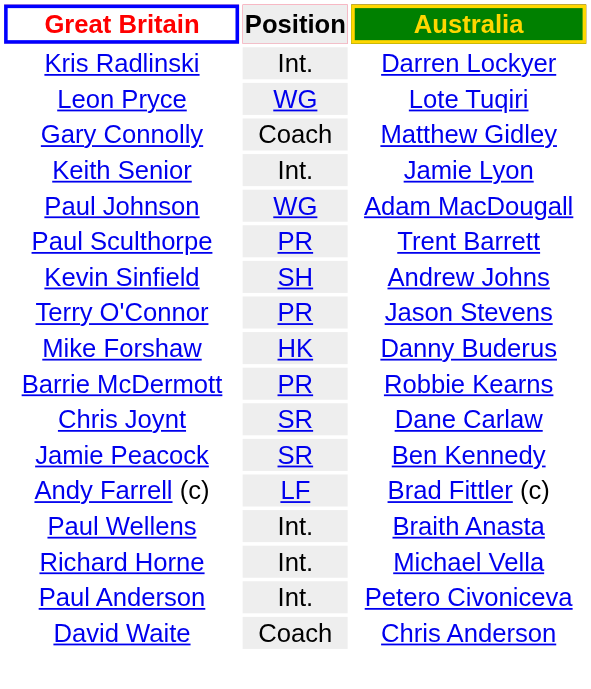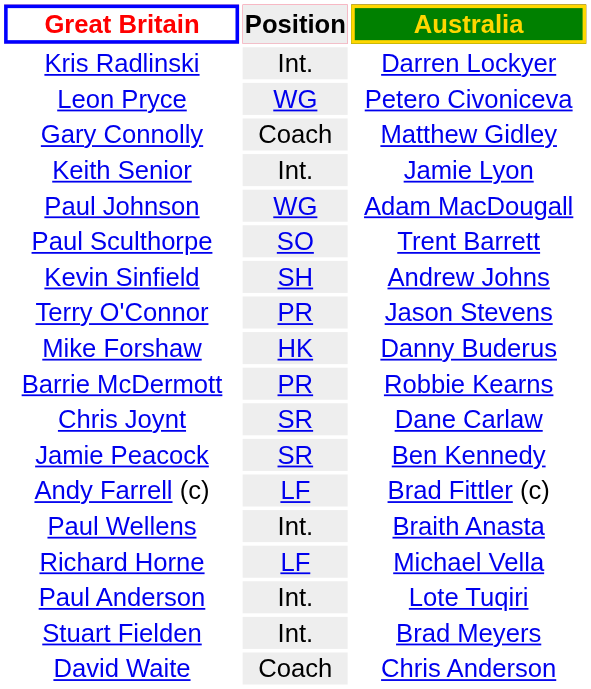(469, 99) Lote Tuqiri -> (469, 99) Petero Civoniceva
(295, 241) PR -> (295, 241) SO
(295, 562) Int. -> (295, 562) LF
(469, 597) Petero Civoniceva -> (469, 597) Lote Tuqiri
+ row: (122, 633)
